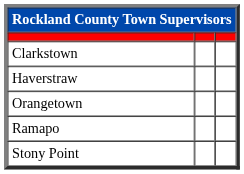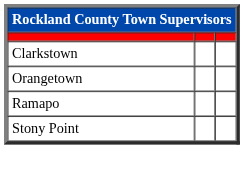- row: (45, 78)
